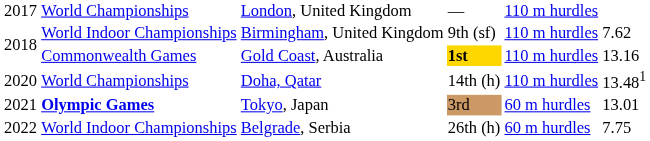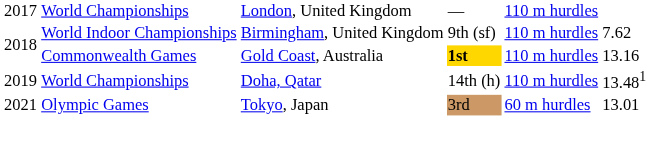(21, 80) 2020 -> (21, 80) 2019
(98, 105) bold -> (95, 105) normal
- row: (296, 128)
